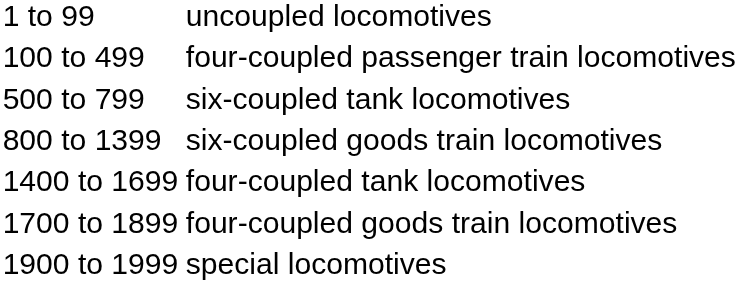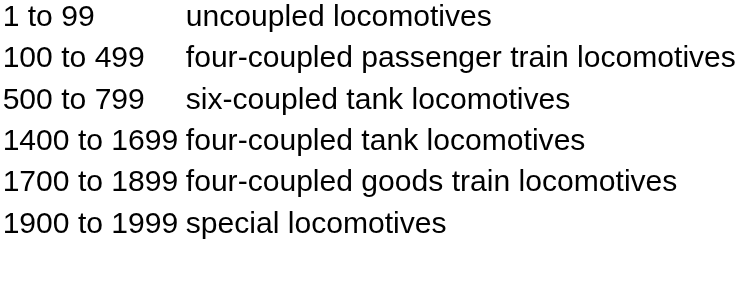- row: (82, 140)
